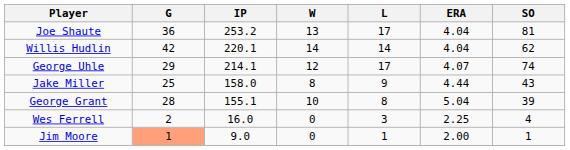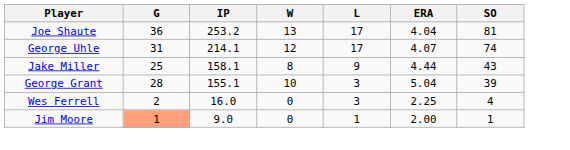- row: (68, 48)
(168, 66) 29 -> (156, 48) 31
(240, 84) 158.0 -> (223, 66) 158.1
(384, 101) 8 -> (357, 84) 3
